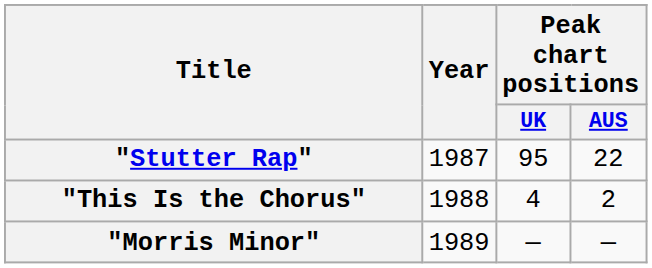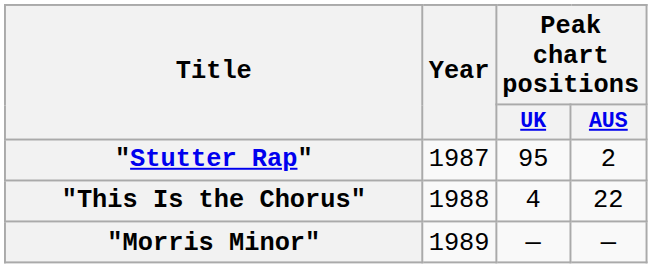(608, 159) 22 -> (608, 159) 2
(608, 201) 2 -> (608, 201) 22
